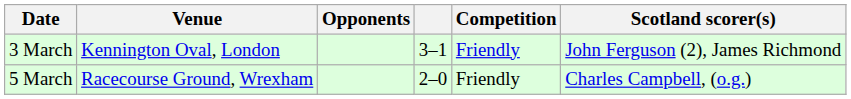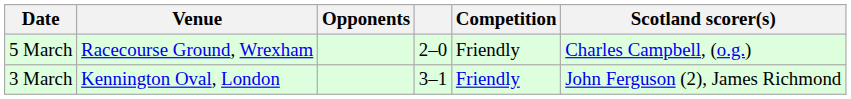rows swapped: (41, 49) <-> (41, 79)
